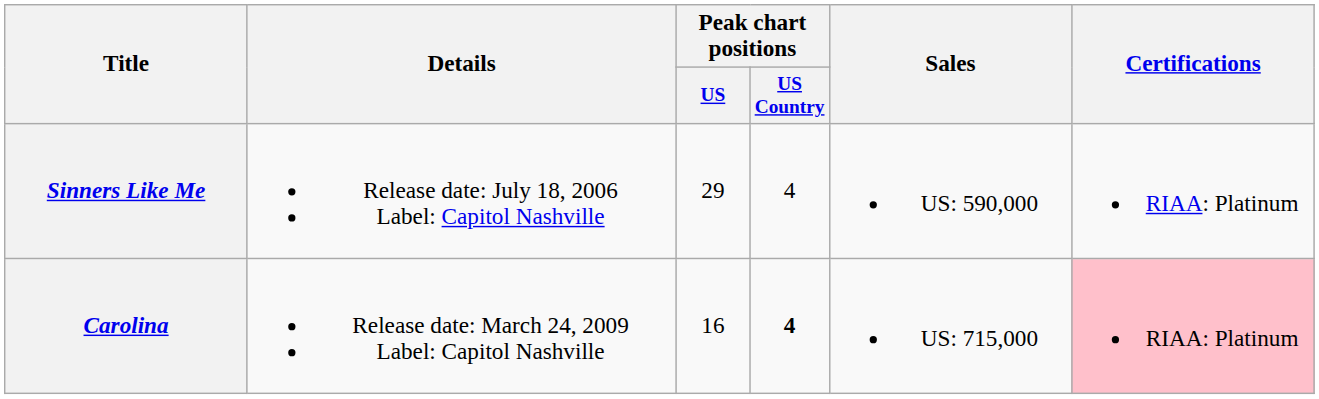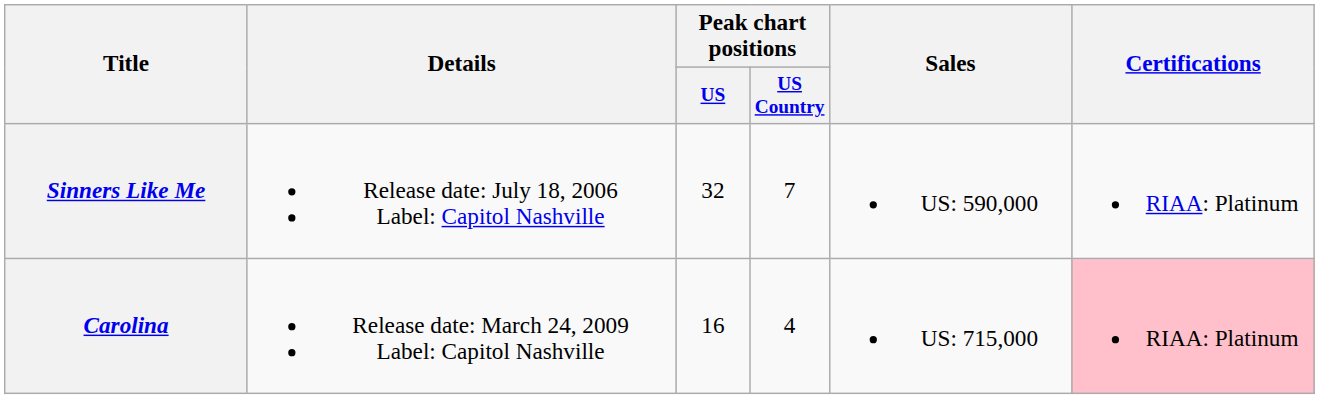(713, 190) 29 -> (713, 190) 32
(790, 190) 4 -> (790, 190) 7
(790, 326) bold -> (790, 326) normal
